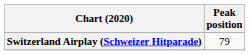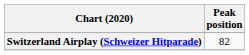(224, 41) 79 -> (224, 41) 82
